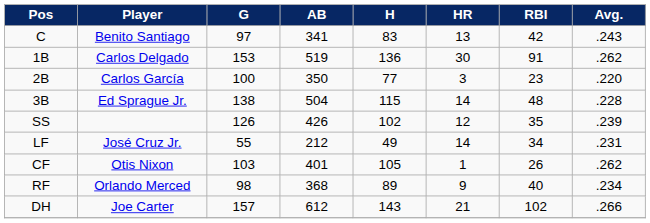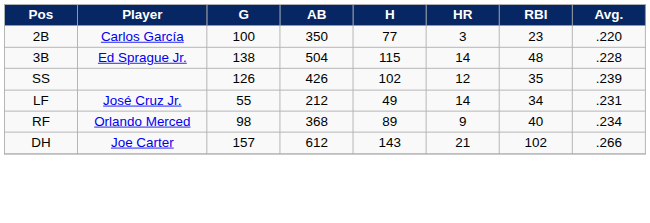- row: (41, 36)
- row: (41, 57)
- row: (41, 164)
